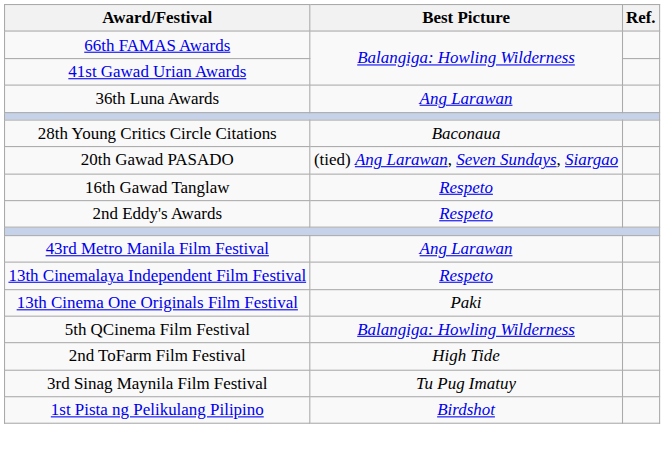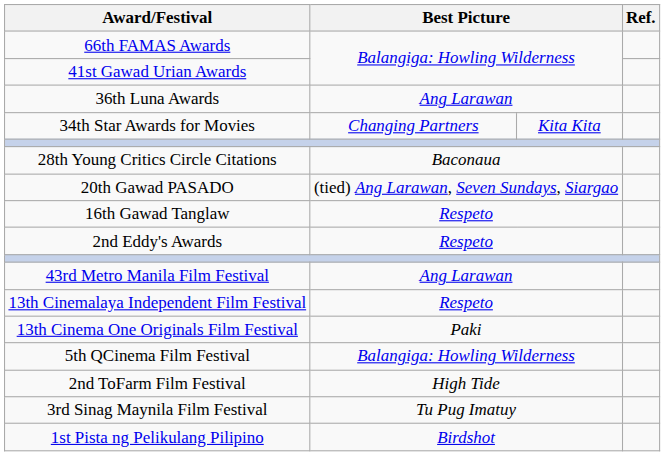+ row: (157, 125)
